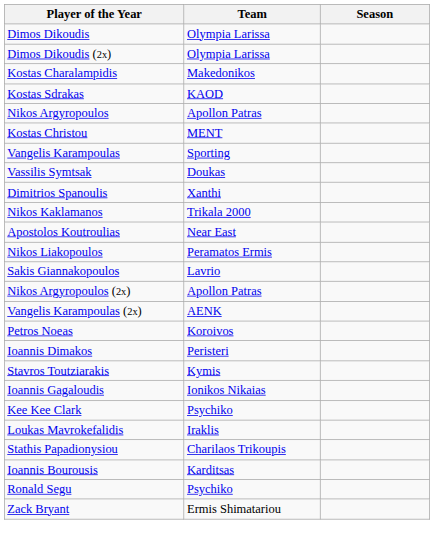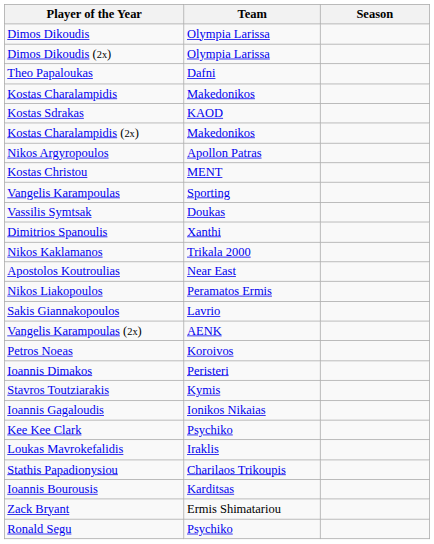+ row: (50, 73)
+ row: (73, 133)
- row: (69, 291)
rows swapped: (39, 489) <-> (38, 509)
